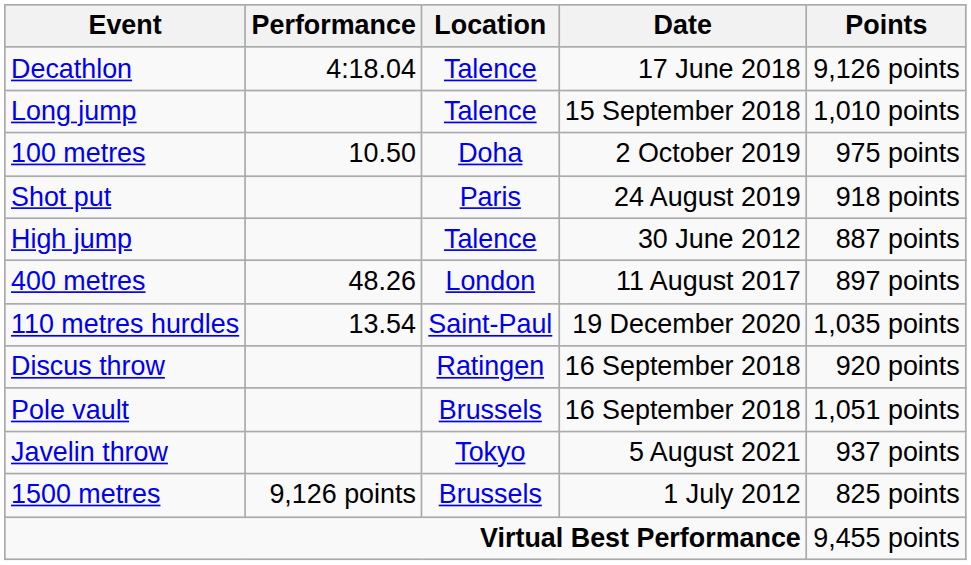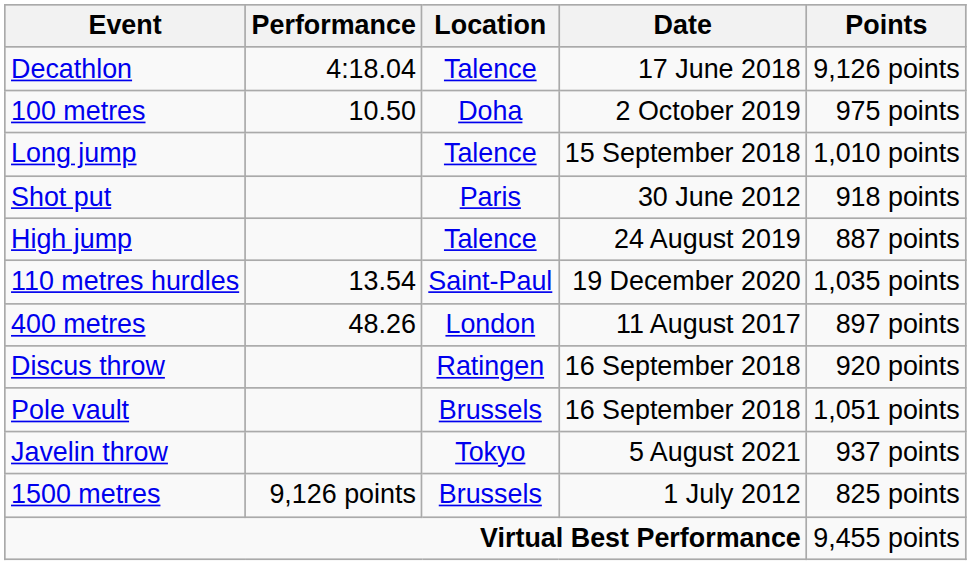rows swapped: (78, 153) <-> (74, 111)
(707, 196) 24 August 2019 -> (719, 196) 30 June 2012
(719, 238) 30 June 2012 -> (707, 238) 24 August 2019
rows swapped: (78, 281) <-> (125, 324)
